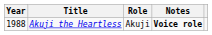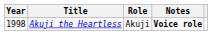(16, 24) 1988 -> (16, 24) 1998
